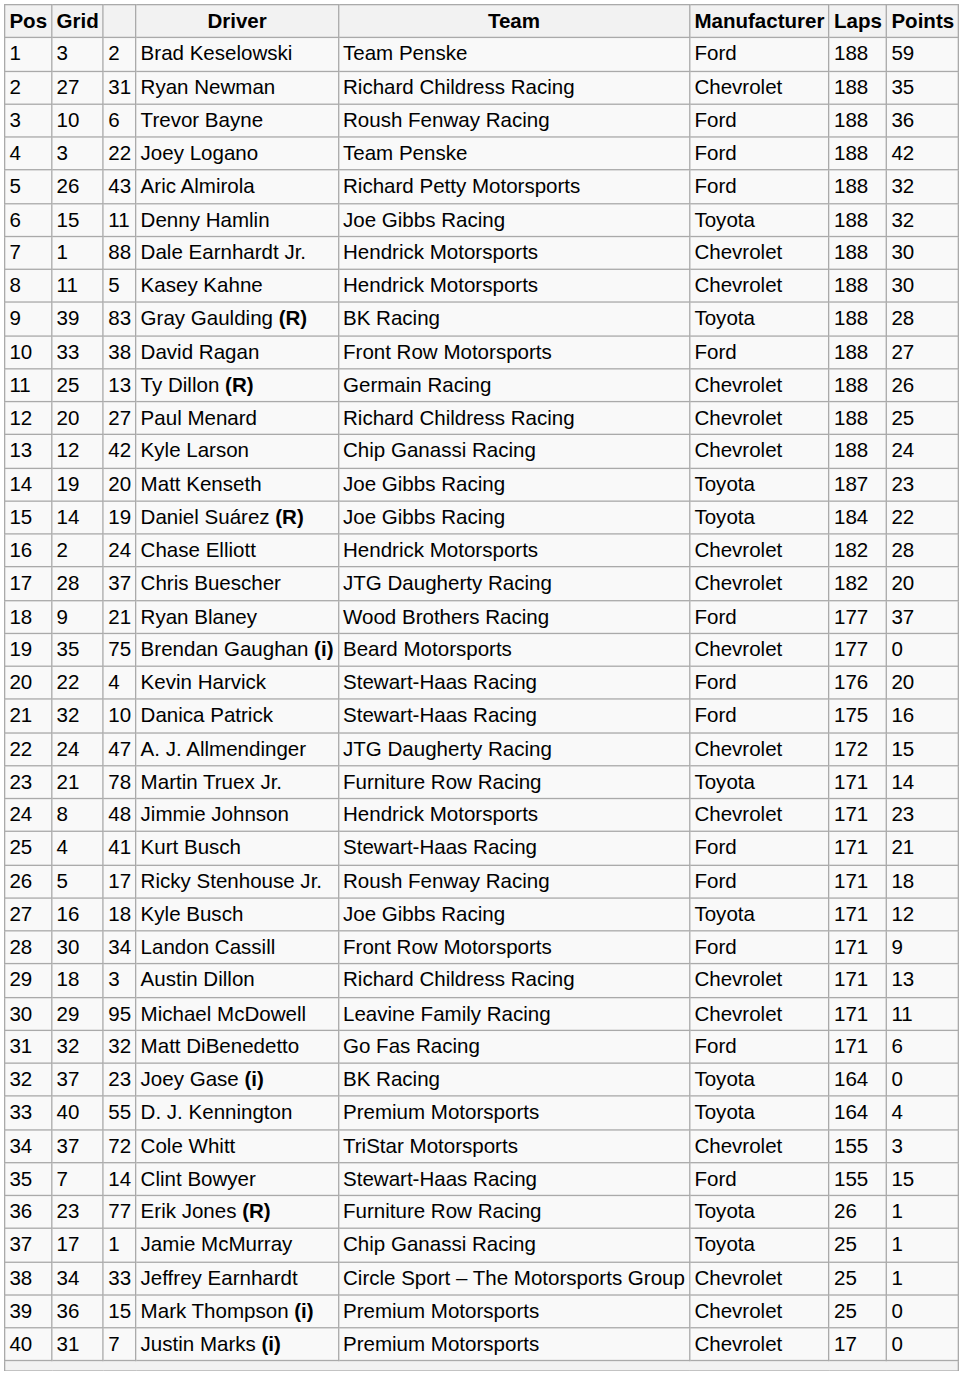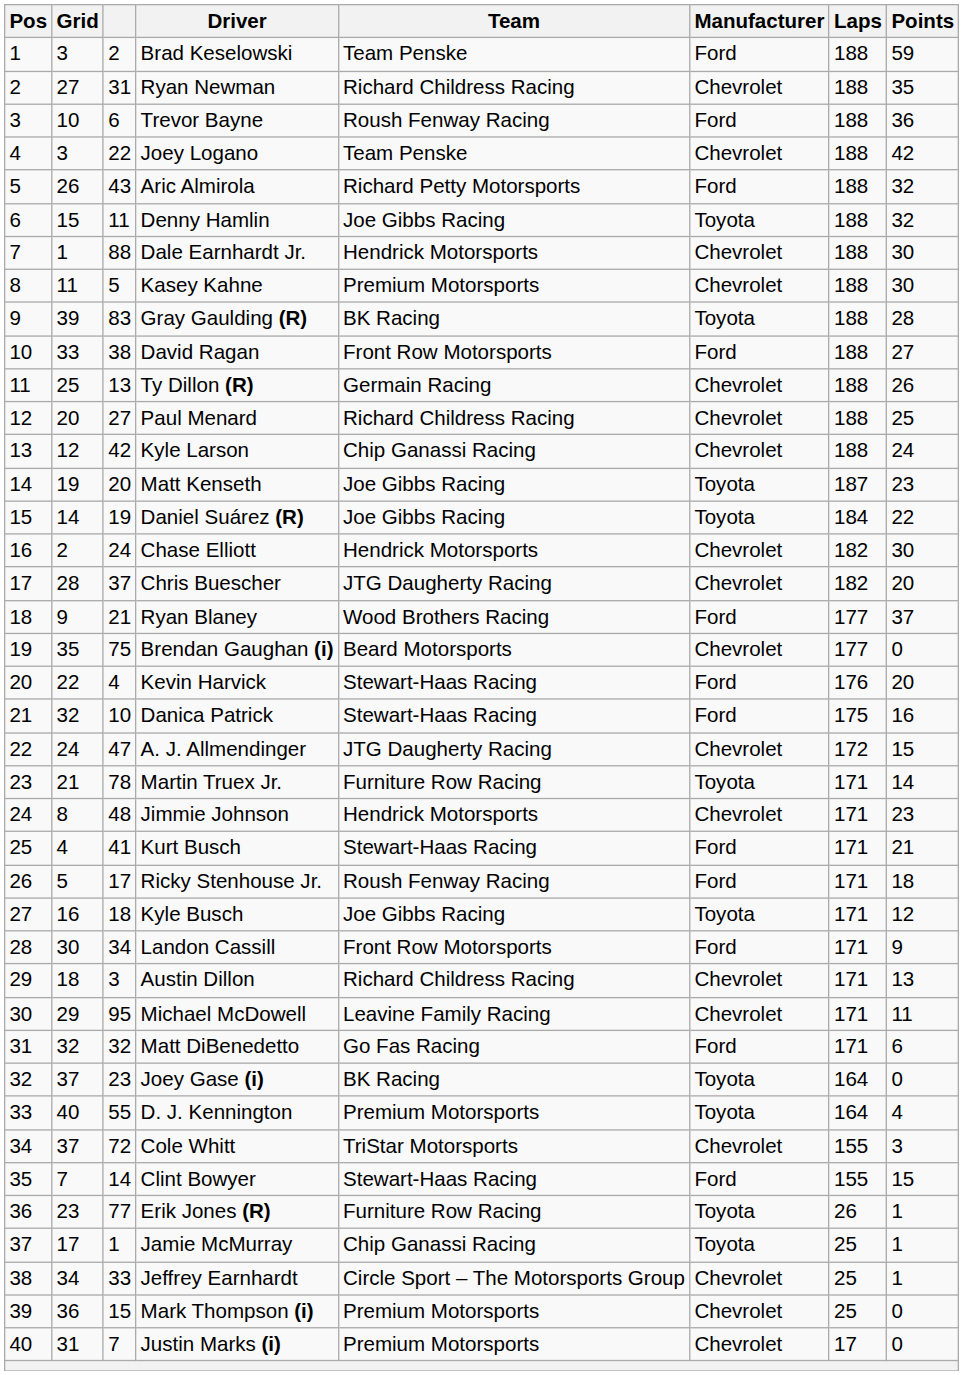(716, 153) Ford -> (738, 153) Chevrolet
(441, 285) Hendrick Motorsports -> (441, 285) Premium Motorsports
(903, 549) 28 -> (903, 549) 30
